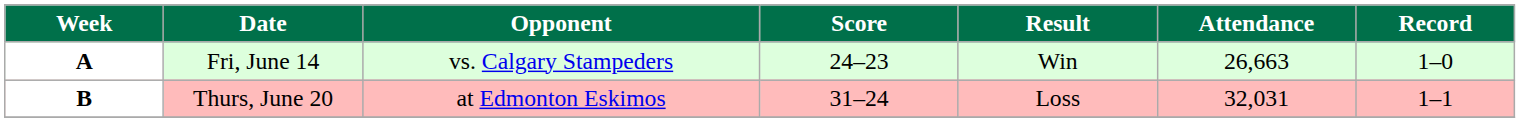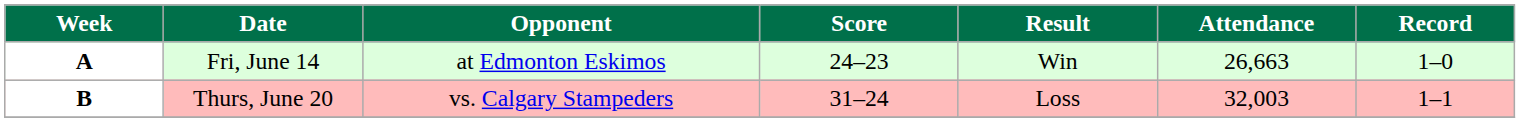(561, 60) vs. Calgary Stampeders -> (561, 60) at Edmonton Eskimos
(561, 98) at Edmonton Eskimos -> (561, 98) vs. Calgary Stampeders
(1256, 98) 32,031 -> (1256, 98) 32,003
